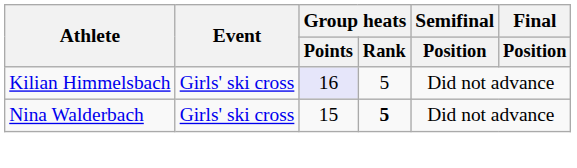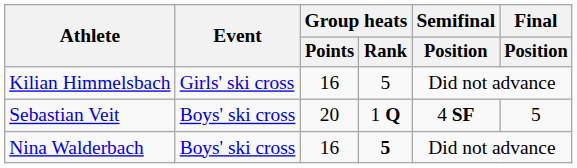(328, 83) lavender background -> (330, 83) no background
+ row: (64, 115)
(237, 115) Girls' ski cross -> (238, 147) Boys' ski cross
(328, 115) 15 -> (330, 147) 16
